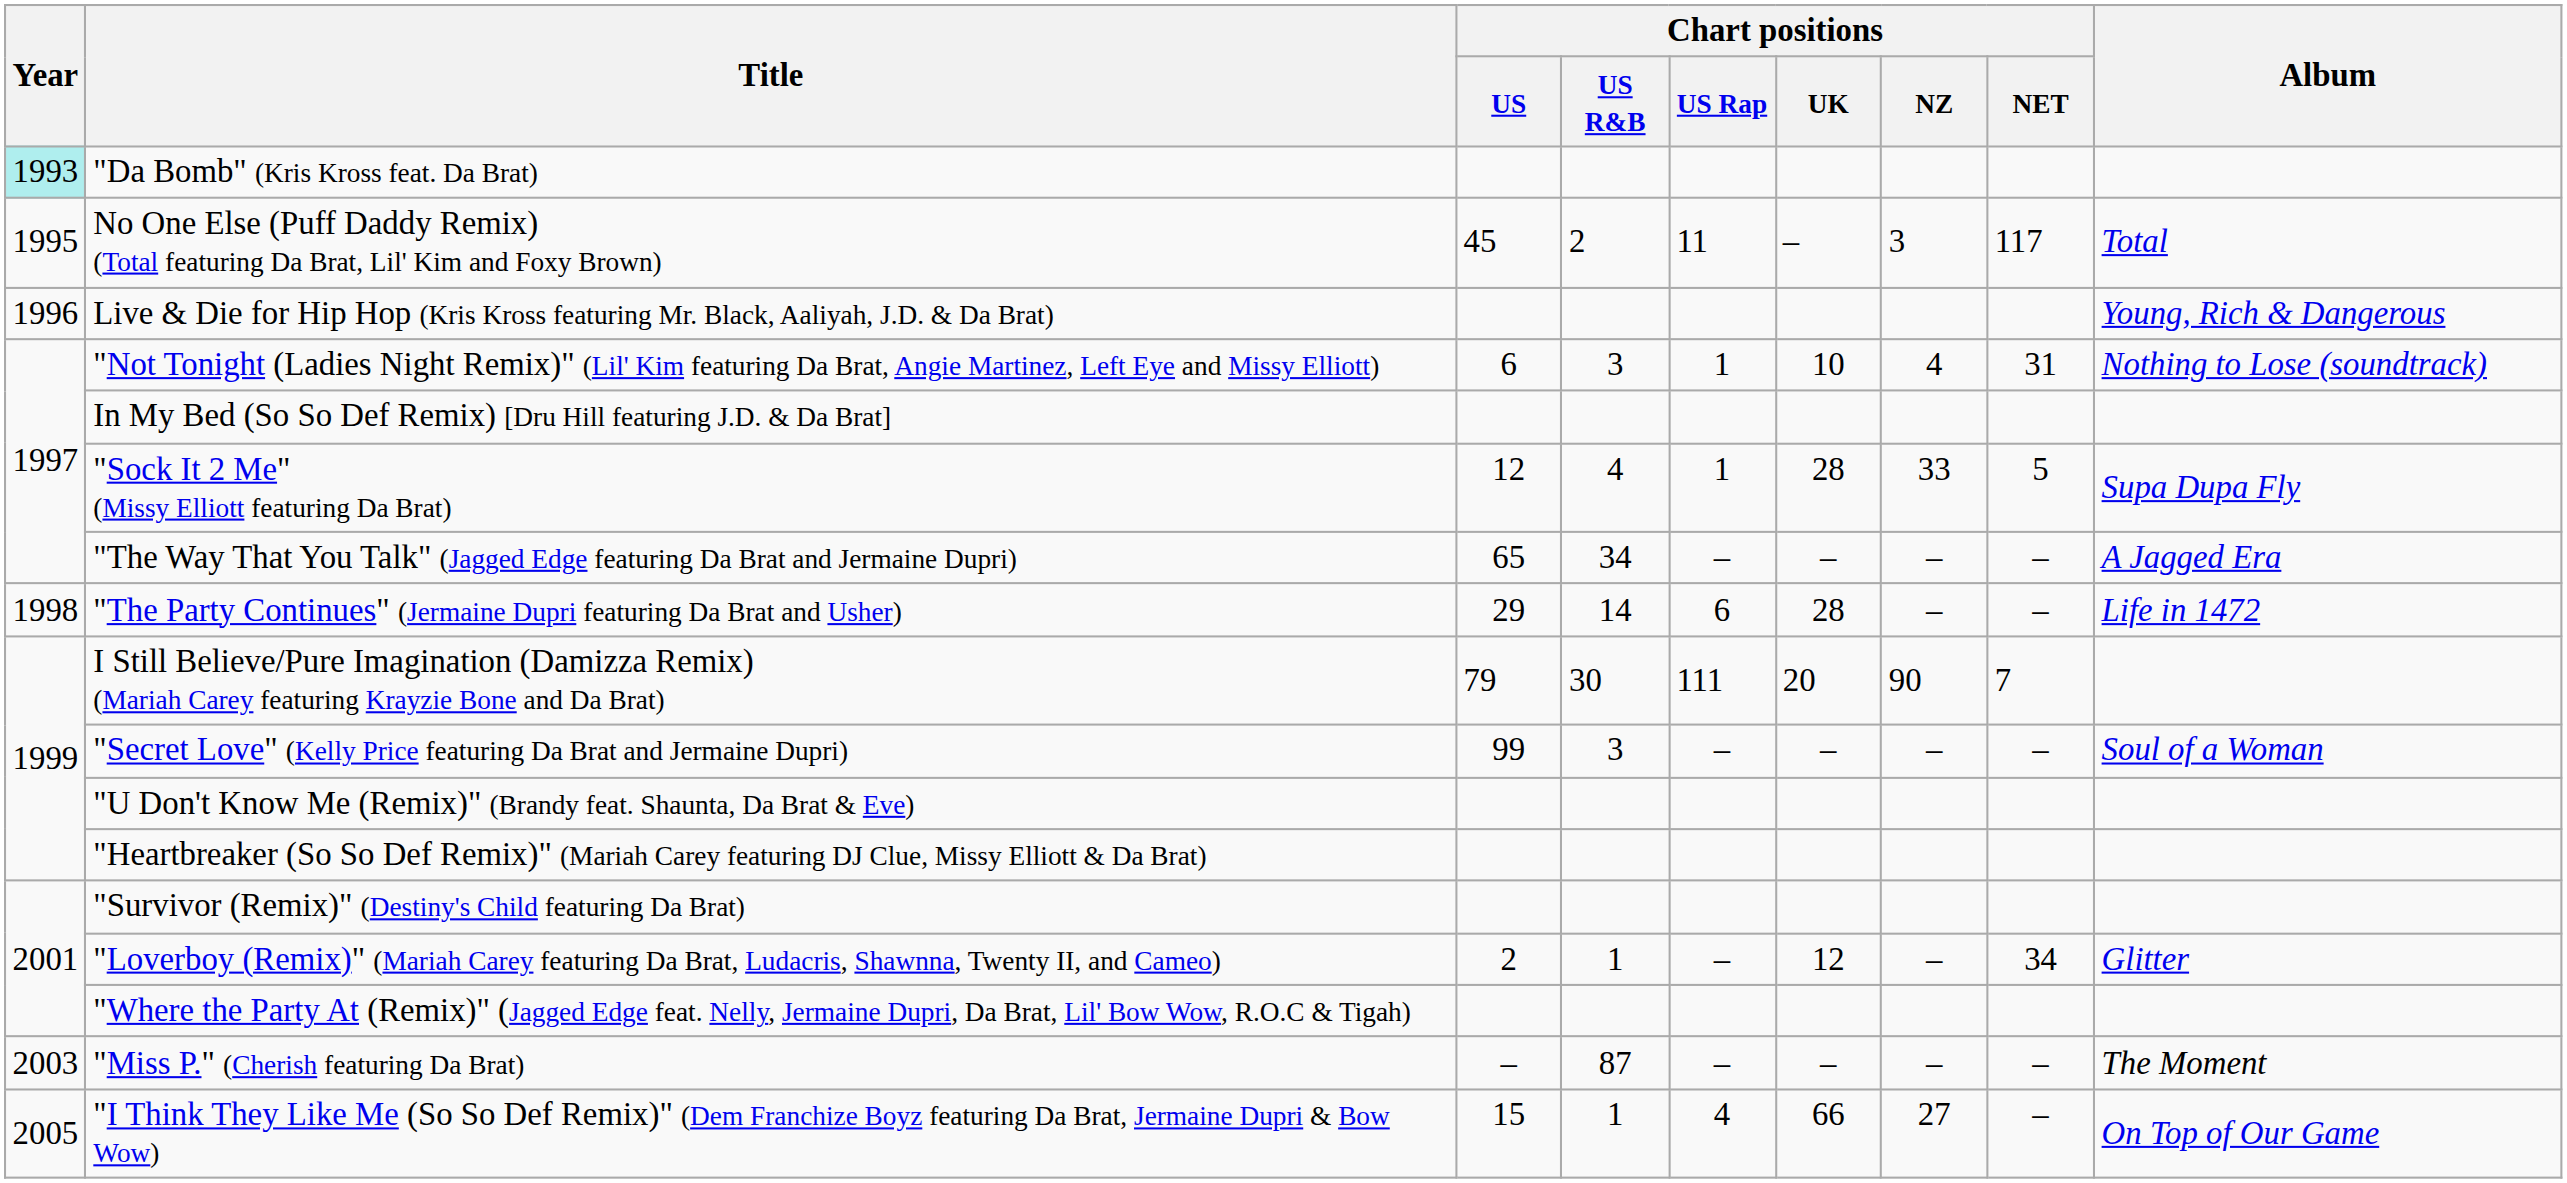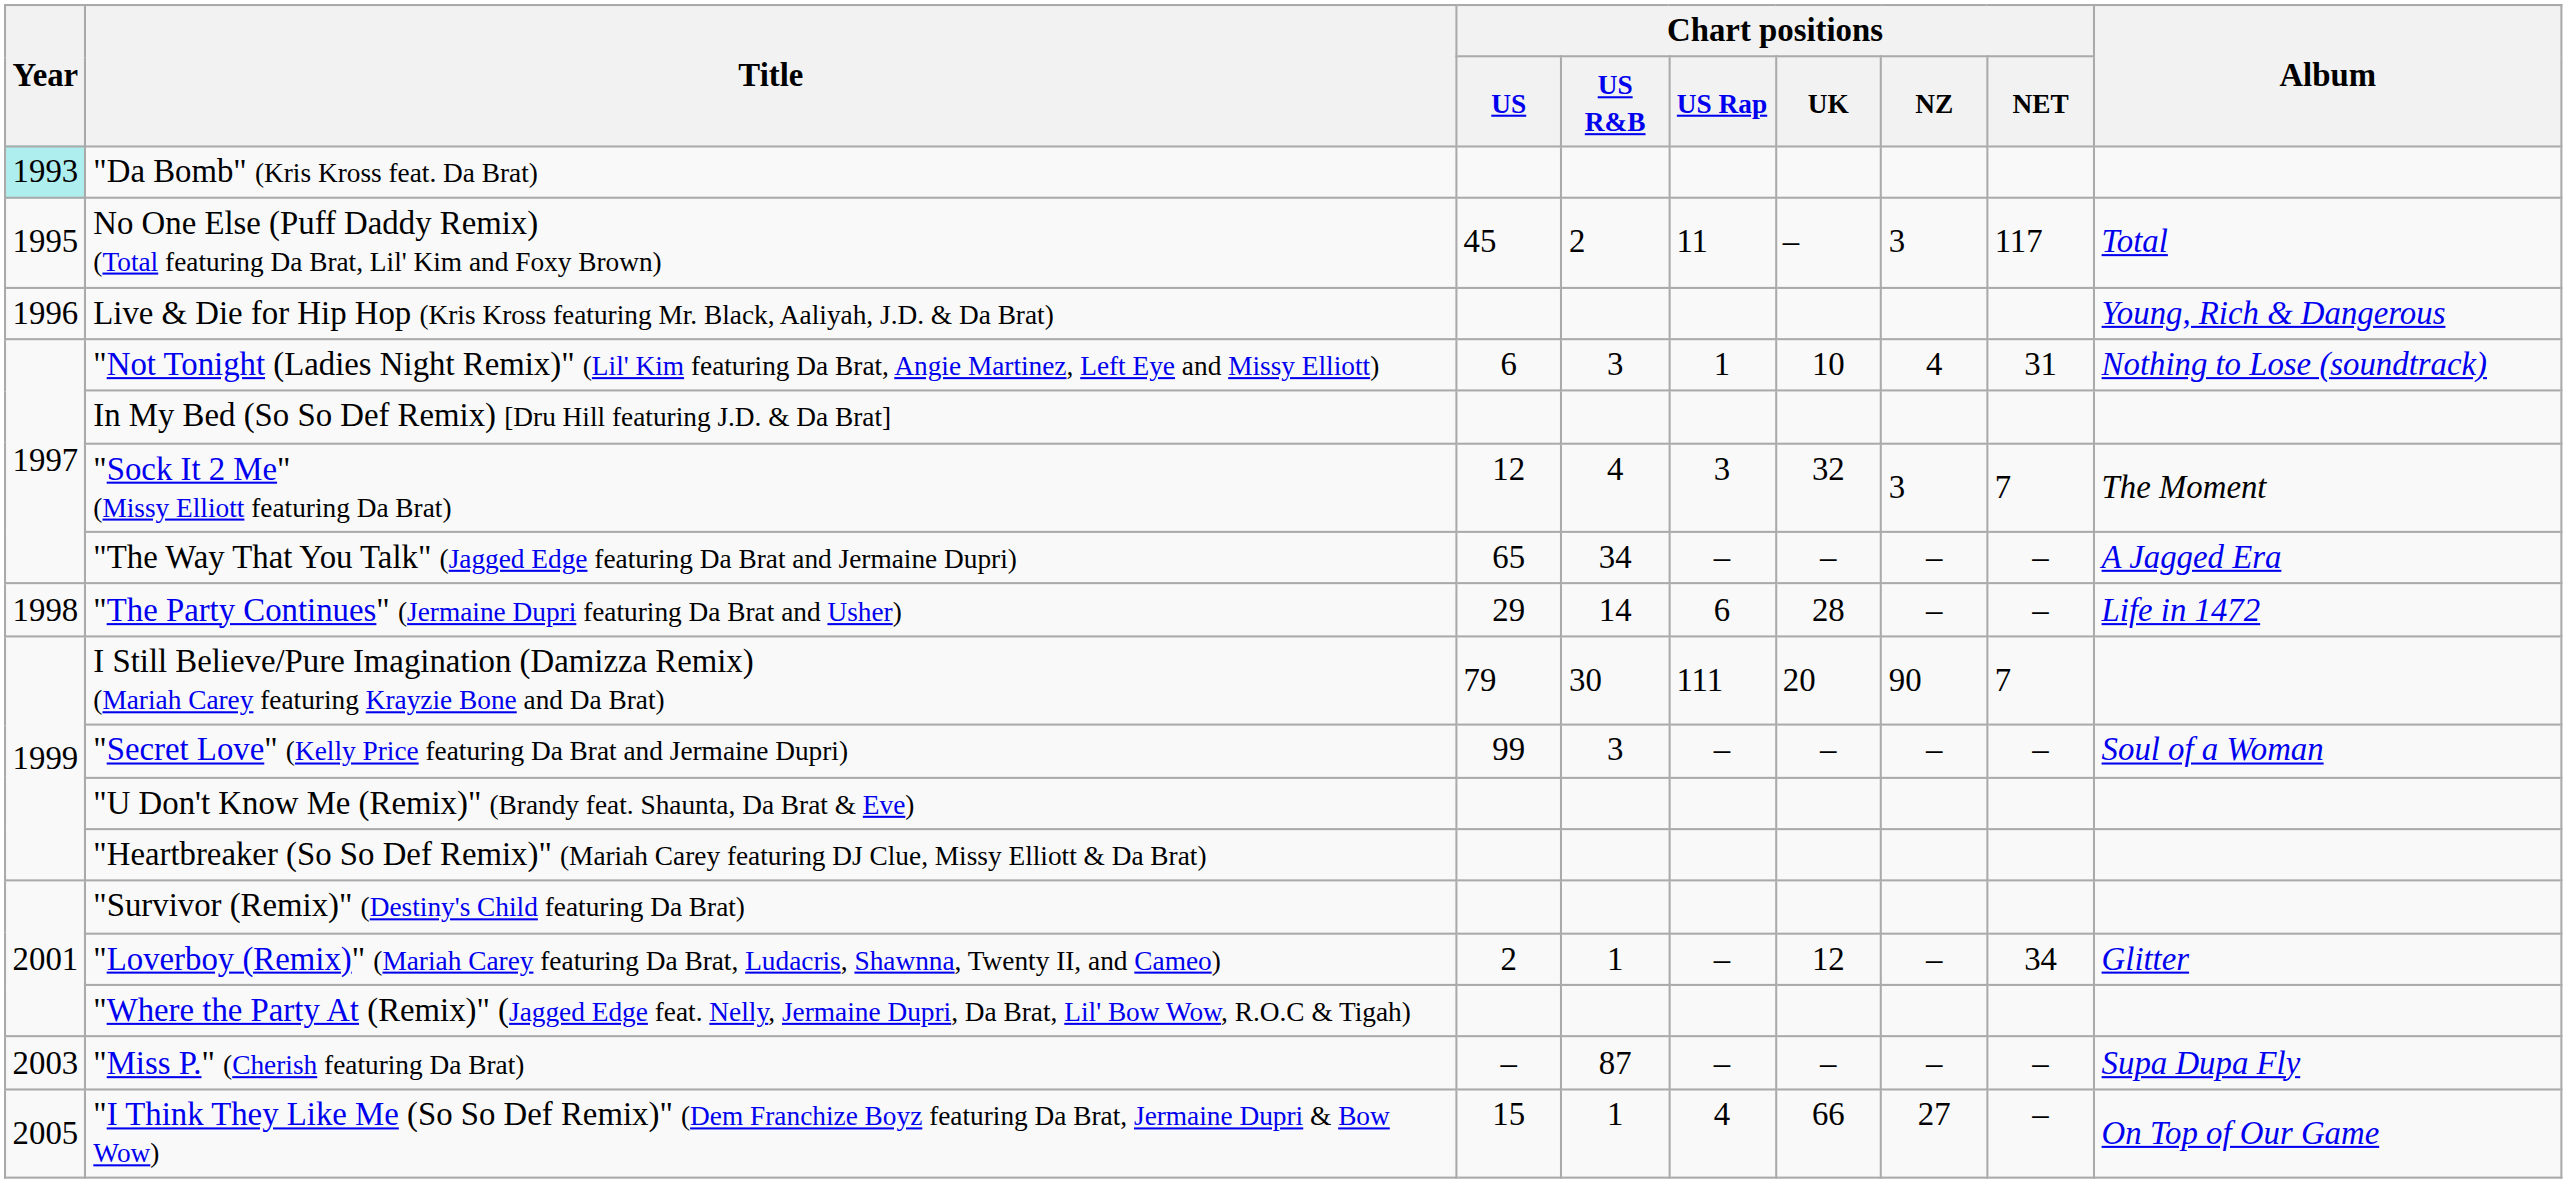(1722, 468) 1 -> (1722, 468) 3
(1828, 468) 28 -> (1828, 468) 32
(1934, 468) 33 -> (1897, 486) 3
(2041, 468) 5 -> (2003, 486) 7
(2201, 486) Supa Dupa Fly -> (2184, 486) The Moment
(2184, 1062) The Moment -> (2201, 1062) Supa Dupa Fly
